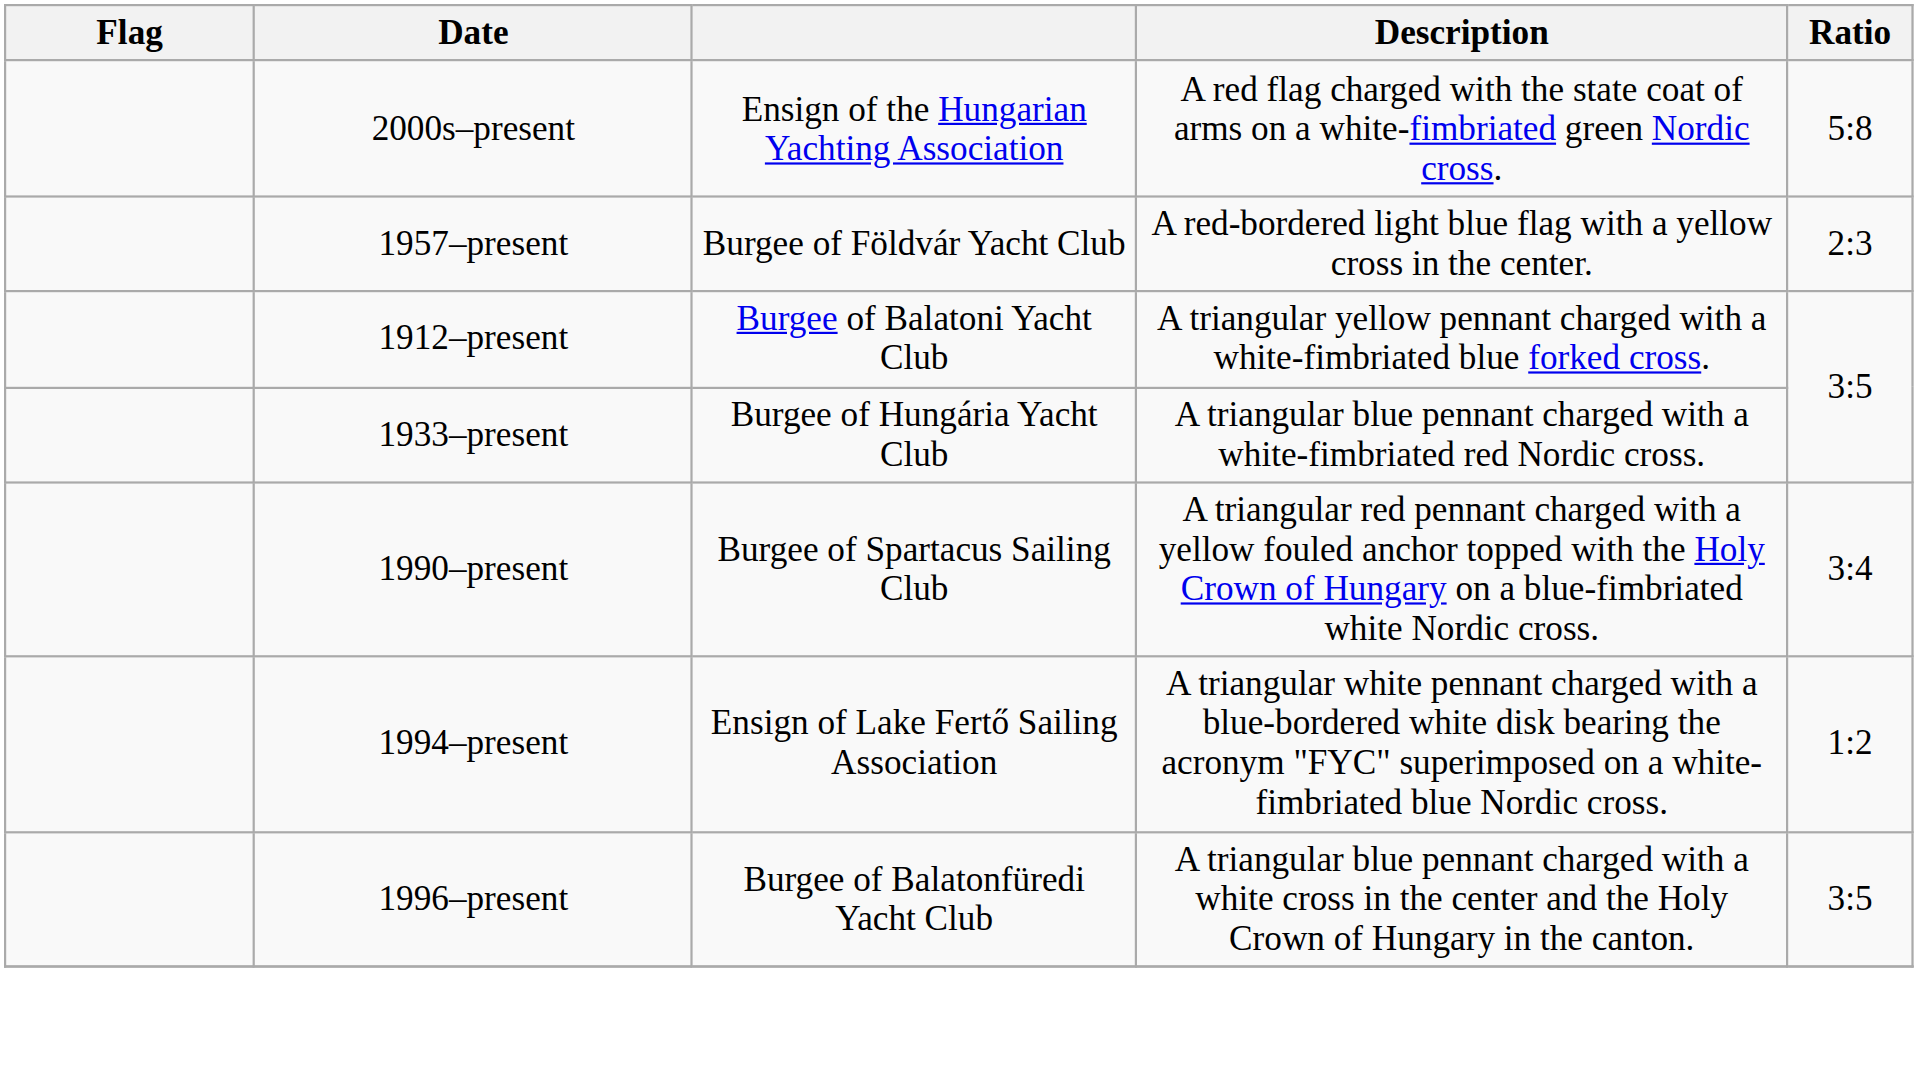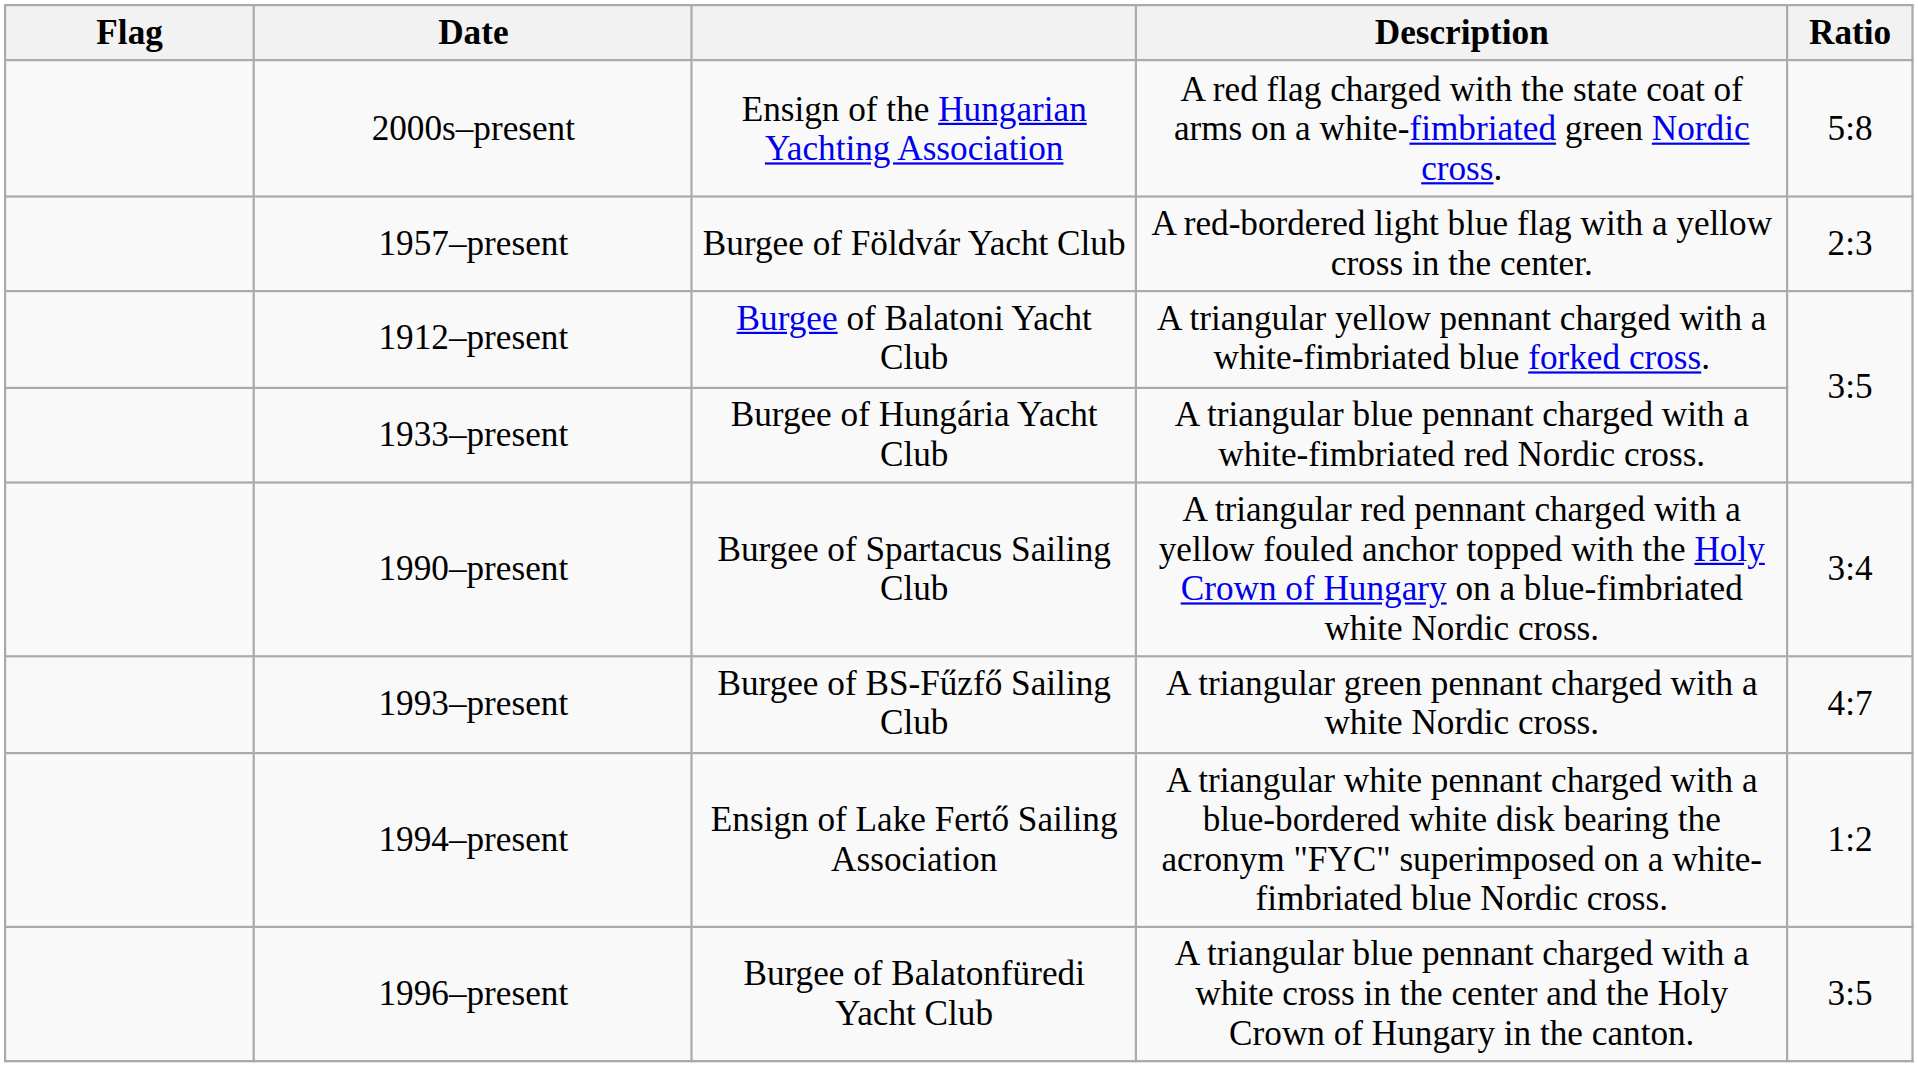+ row: (473, 703)
